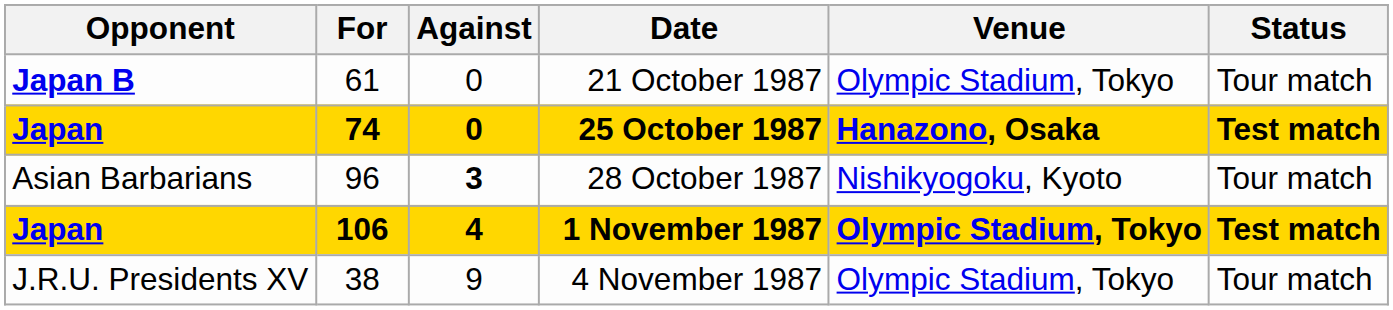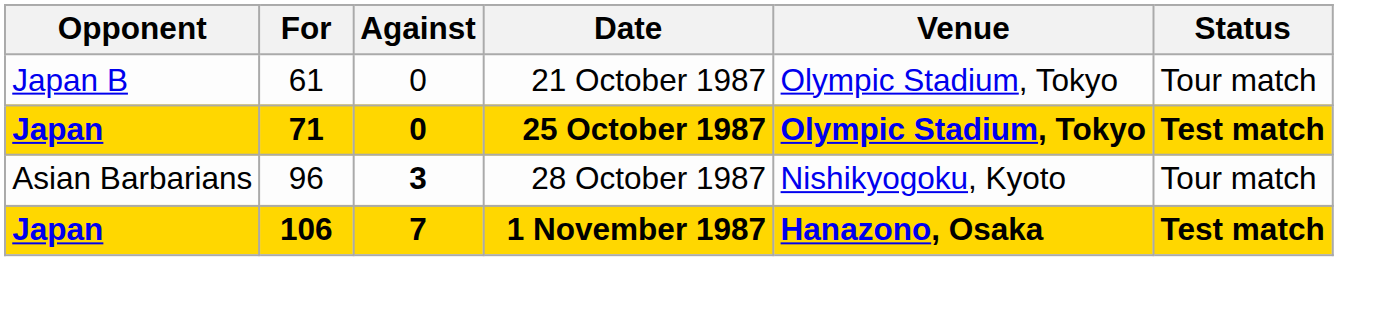(74, 79) bold -> (70, 79) normal
(362, 129) 74 -> (306, 129) 71
(968, 129) Hanazono, Osaka -> (963, 129) Olympic Stadium, Tokyo
(474, 229) 4 -> (418, 229) 7
(1019, 229) Olympic Stadium, Tokyo -> (912, 229) Hanazono, Osaka
- row: (697, 279)
